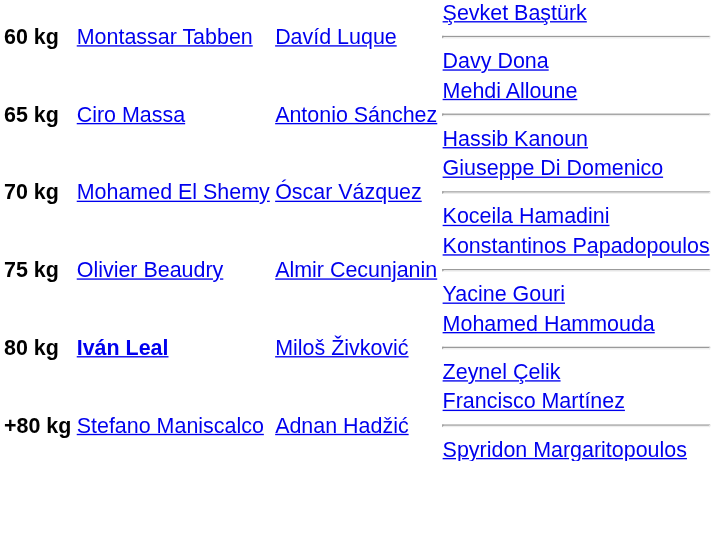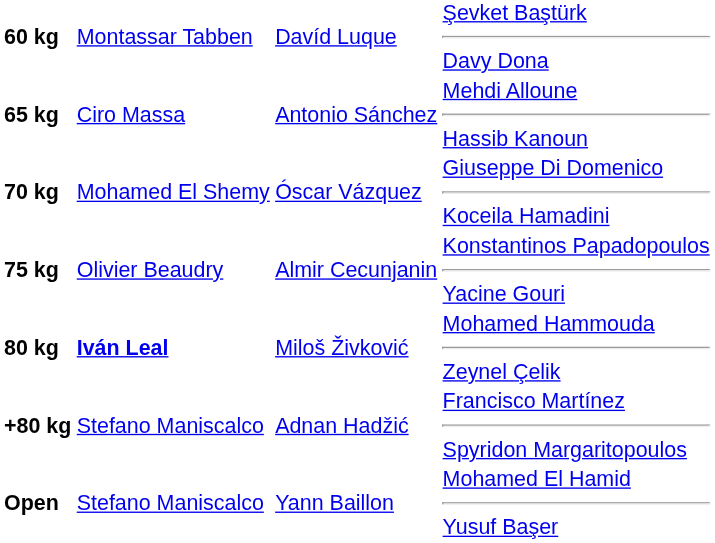+ row: (31, 503)
